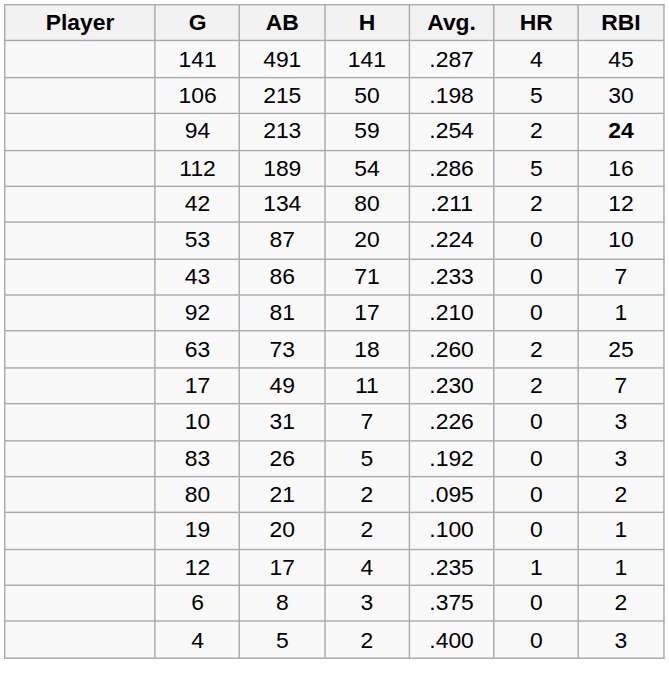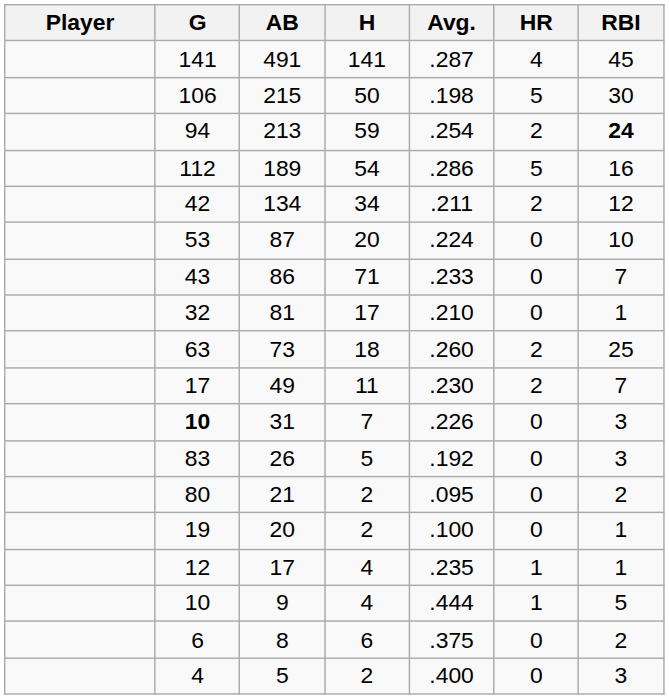(367, 204) 80 -> (367, 204) 34
(198, 312) 92 -> (198, 312) 32
(198, 421) normal -> (198, 421) bold
+ row: (282, 603)
(367, 603) 3 -> (367, 639) 6
